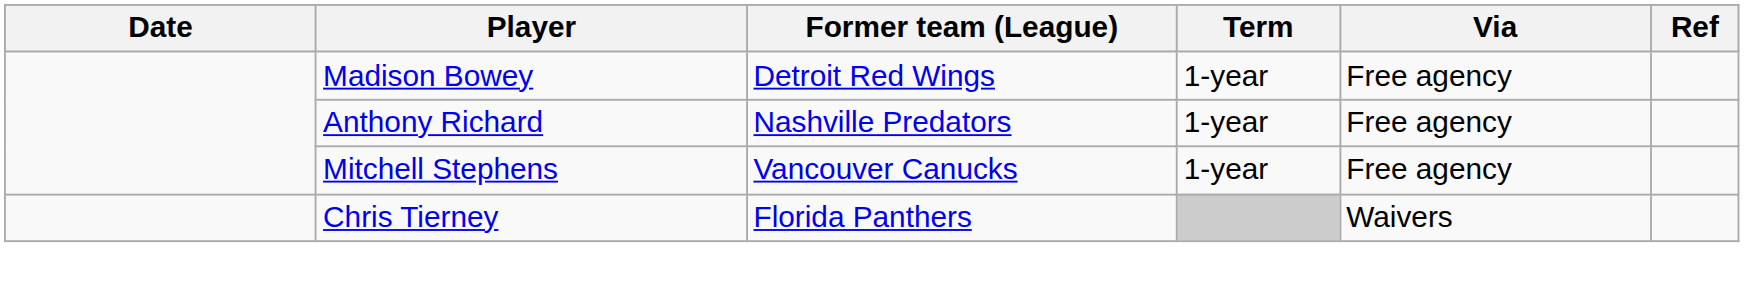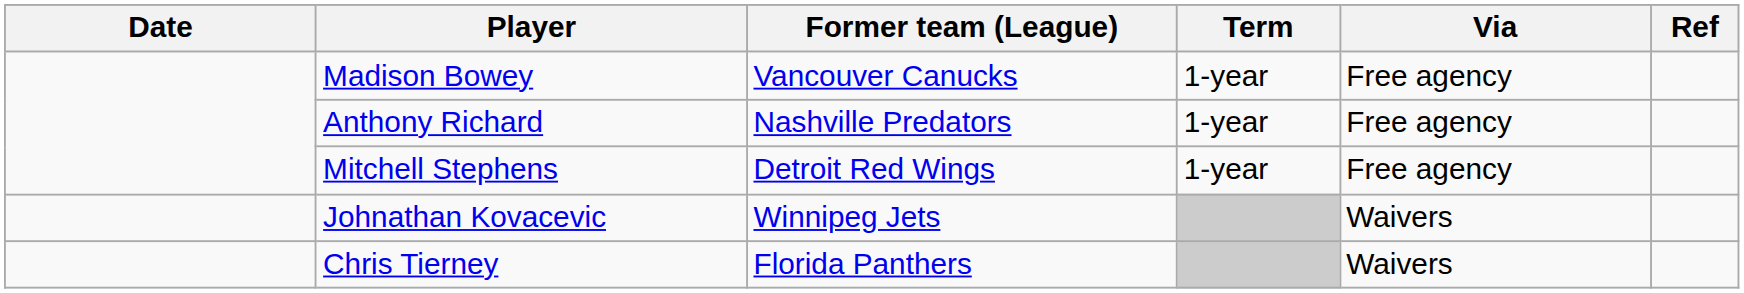(874, 75) Detroit Red Wings -> (886, 75) Vancouver Canucks
(886, 169) Vancouver Canucks -> (874, 169) Detroit Red Wings
+ row: (465, 216)
